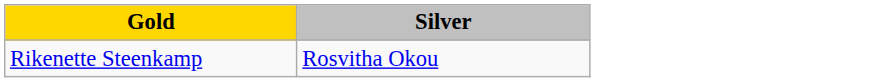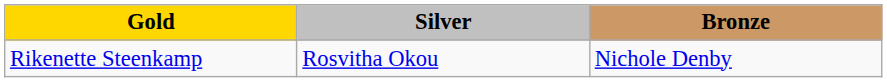+ column: (736, 22)
